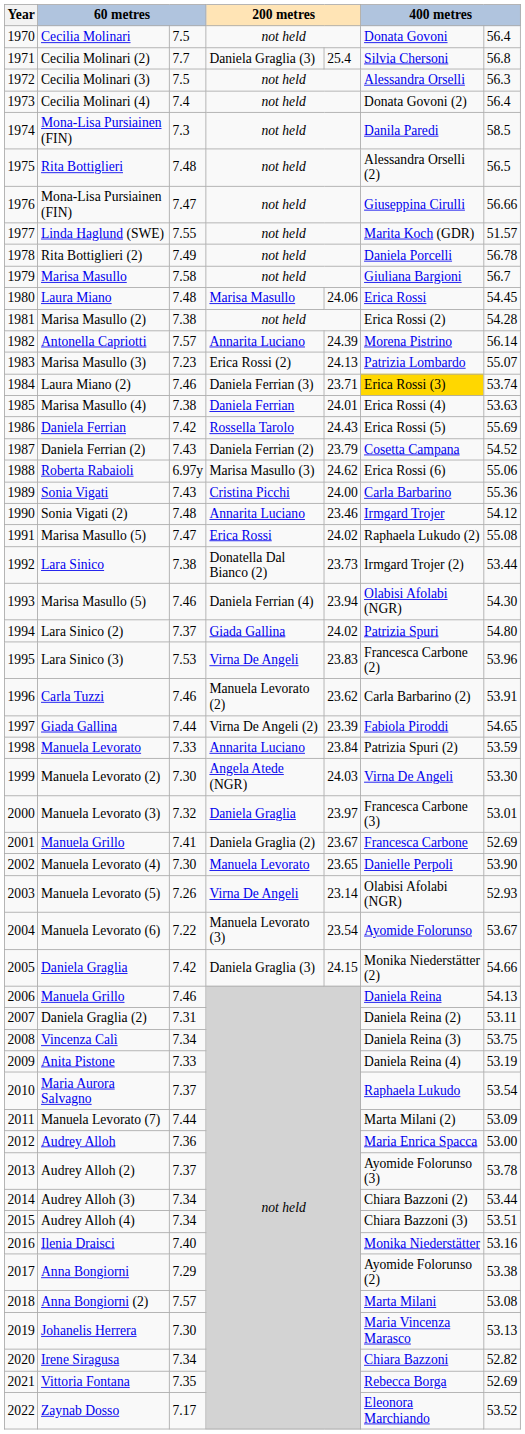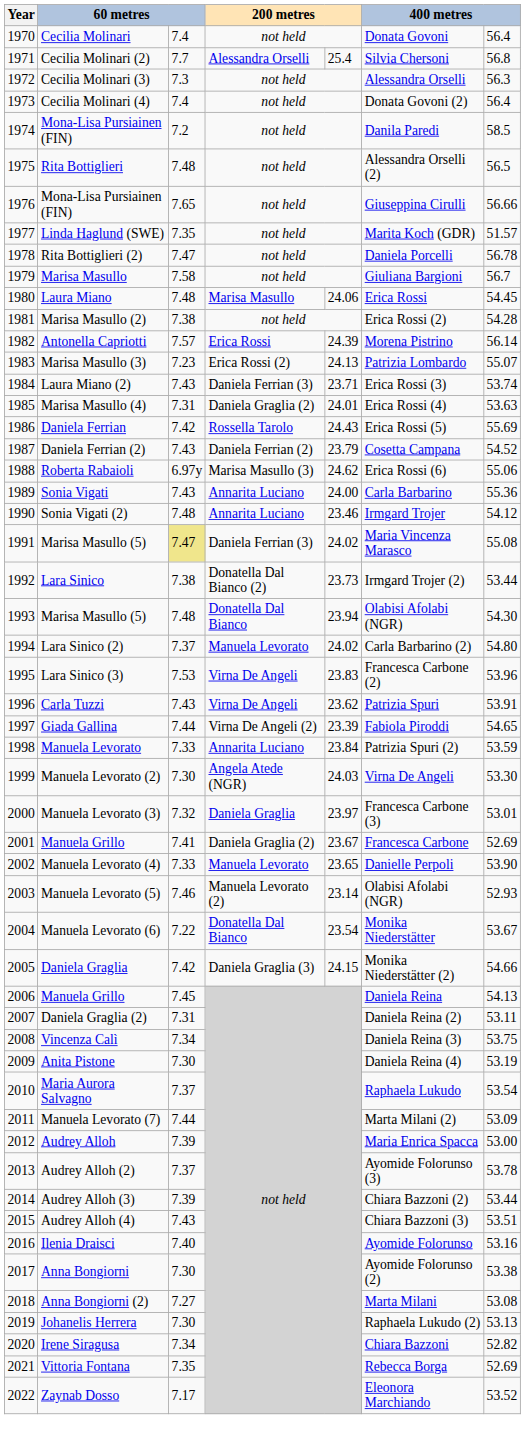(181, 36) 7.5 -> (180, 36) 7.4
(262, 58) Daniela Graglia (3) -> (259, 58) Alessandra Orselli
(181, 79) 7.5 -> (180, 79) 7.3
(181, 130) 7.3 -> (180, 130) 7.2
(184, 204) 7.47 -> (184, 204) 7.65
(184, 233) 7.55 -> (184, 233) 7.35
(184, 255) 7.49 -> (184, 255) 7.47
(257, 341) Annarita Luciano -> (240, 341) Erica Rossi
(184, 384) 7.46 -> (184, 384) 7.43
(405, 384) gold background -> (405, 384) no background
(184, 406) 7.38 -> (184, 406) 7.31
(252, 406) Daniela Ferrian -> (261, 406) Daniela Graglia (2)
(250, 492) Cristina Picchi -> (256, 492) Annarita Luciano
(184, 535) no background -> (184, 543) khaki background
(241, 535) Erica Rossi -> (261, 543) Daniela Ferrian (3)
(422, 535) Raphaela Lukudo (2) -> (408, 543) Maria Vincenza Marasco
(184, 601) 7.46 -> (184, 617) 7.48
(262, 601) Daniela Ferrian (4) -> (246, 617) Donatella Dal Bianco
(247, 631) Giada Gallina -> (259, 646) Manuela Levorato
(401, 631) Patrizia Spuri -> (418, 646) Carla Barbarino (2)
(184, 697) 7.46 -> (184, 704) 7.43
(259, 697) Manuela Levorato (2) -> (253, 704) Virna De Angeli
(417, 697) Carla Barbarino (2) -> (402, 704) Patrizia Spuri
(184, 864) 7.30 -> (184, 864) 7.33
(184, 893) 7.26 -> (184, 893) 7.46
(254, 893) Virna De Angeli -> (259, 893) Manuela Levorato (2)
(259, 930) Manuela Levorato (3) -> (246, 930) Donatella Dal Bianco
(418, 930) Ayomide Folorunso -> (400, 930) Monika Niederstätter
(184, 996) 7.46 -> (184, 996) 7.45
(184, 1061) 7.33 -> (184, 1061) 7.30
(184, 1141) 7.36 -> (184, 1141) 7.39
(184, 1200) 7.34 -> (184, 1200) 7.39
(184, 1221) 7.34 -> (184, 1221) 7.43
(422, 1243) Monika Niederstätter -> (419, 1243) Ayomide Folorunso
(184, 1272) 7.29 -> (184, 1272) 7.30
(184, 1301) 7.57 -> (184, 1301) 7.27
(407, 1330) Maria Vincenza Marasco -> (422, 1323) Raphaela Lukudo (2)
